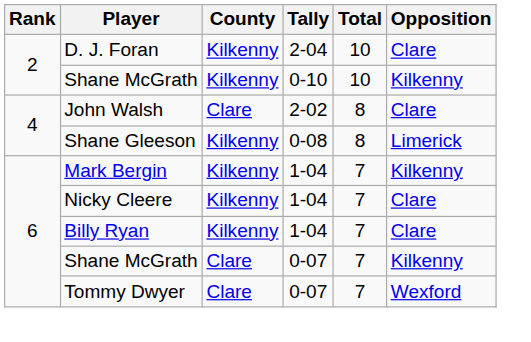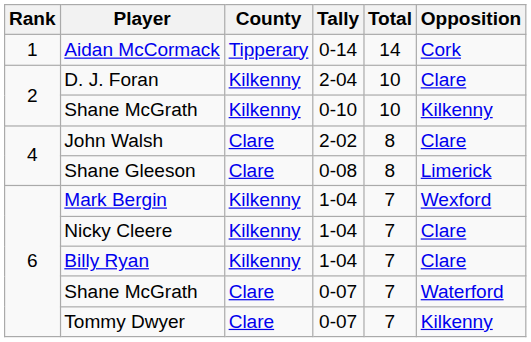+ row: (142, 49)
(242, 140) Kilkenny -> (251, 170) Clare
(427, 170) Kilkenny -> (456, 200) Wexford
(427, 261) Kilkenny -> (462, 291) Waterford
(426, 291) Wexford -> (457, 321) Kilkenny
